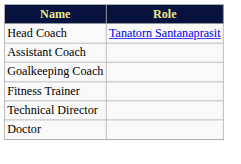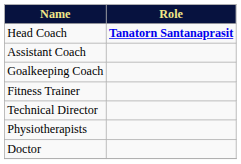(165, 33) normal -> (171, 33) bold
+ row: (47, 129)
